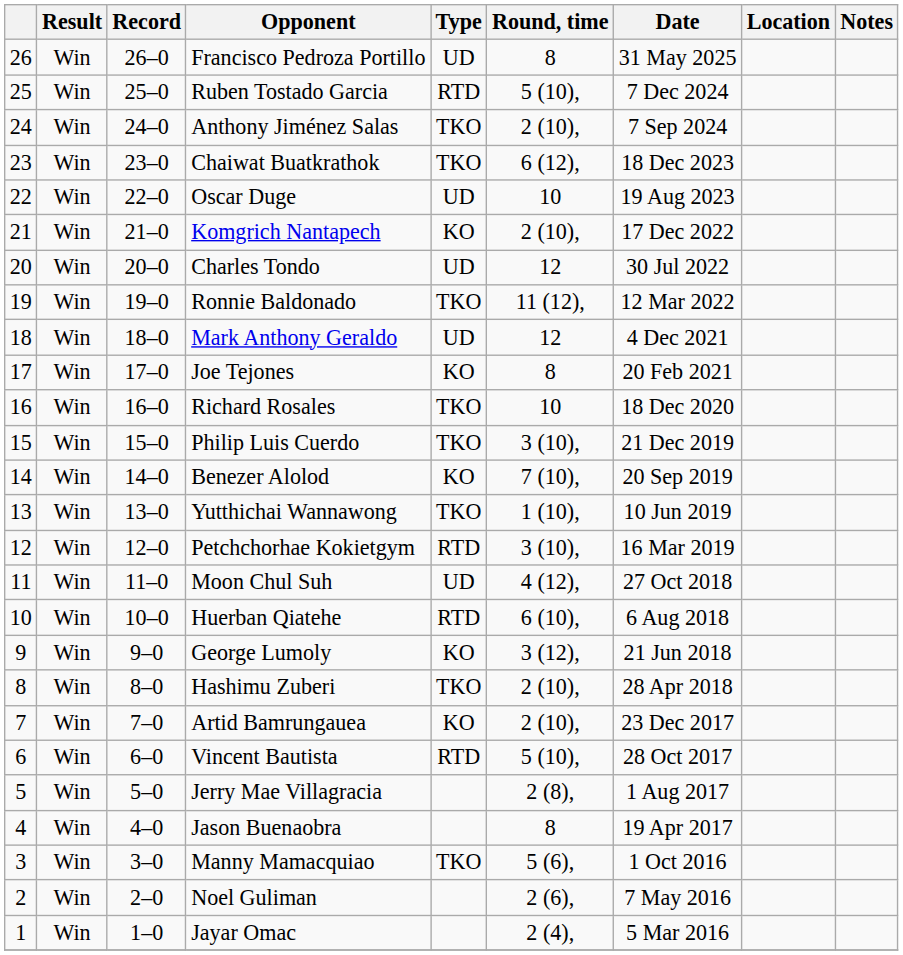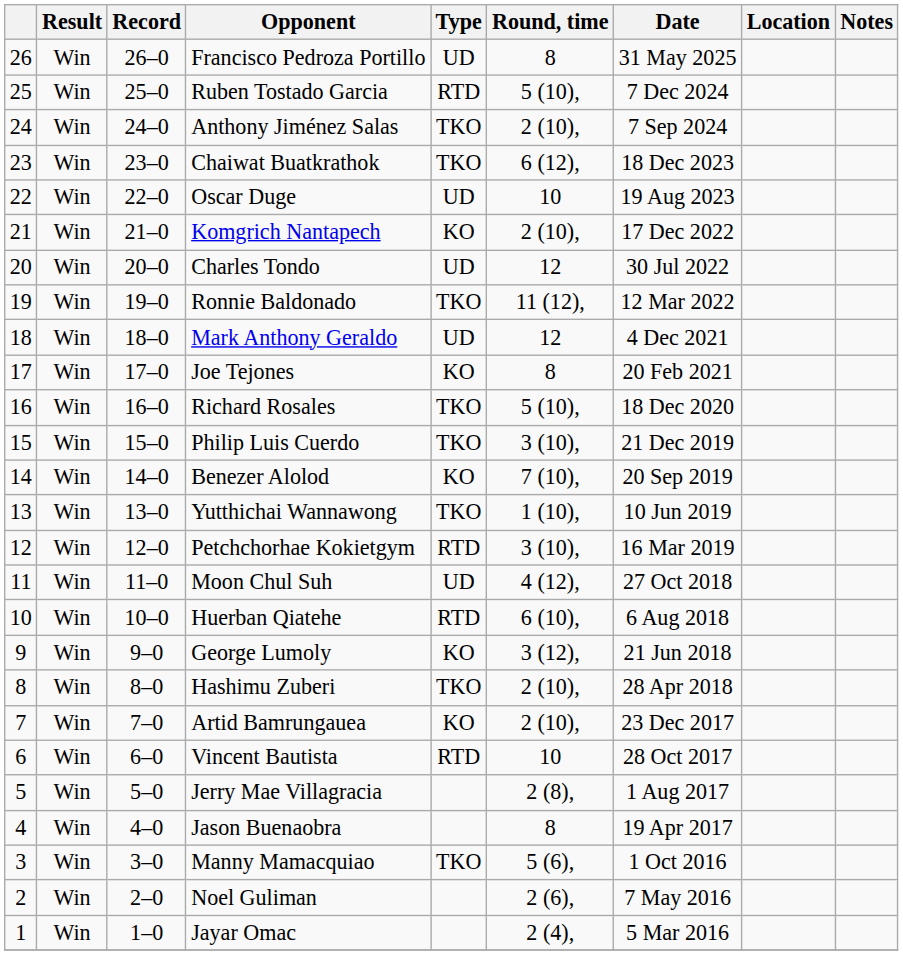(550, 407) 10 -> (550, 407) 5 (10),
(550, 757) 5 (10), -> (550, 757) 10
